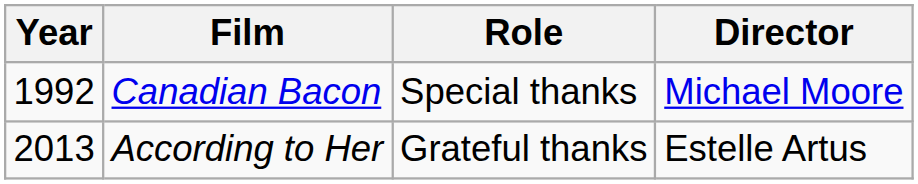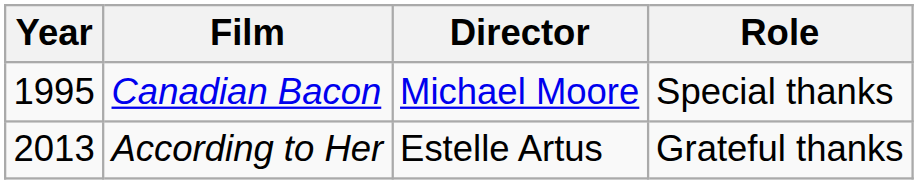columns swapped: (784, 33) <-> (524, 33)
(54, 91) 1992 -> (54, 91) 1995
